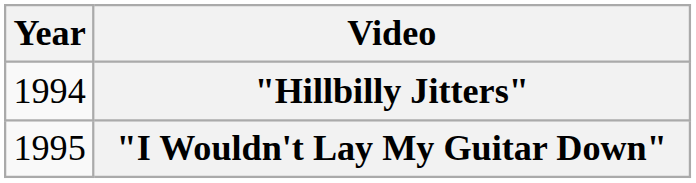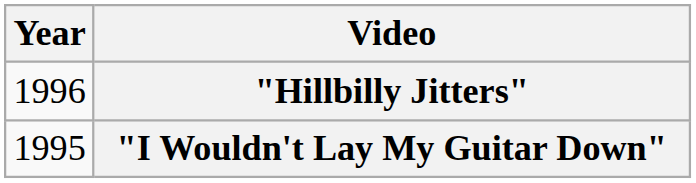(50, 90) 1994 -> (50, 90) 1996
